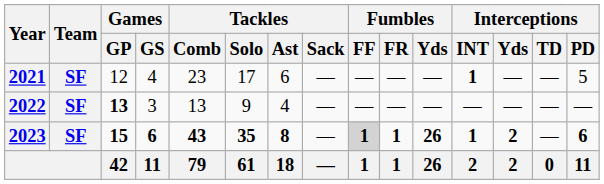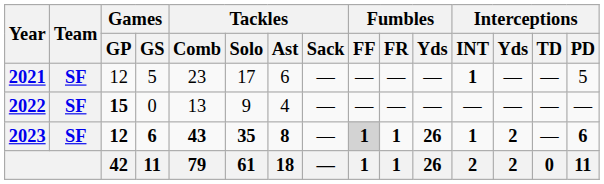(152, 77) 4 -> (152, 77) 5
(119, 106) 13 -> (119, 106) 15
(152, 106) 3 -> (152, 106) 0
(119, 135) 15 -> (119, 135) 12
